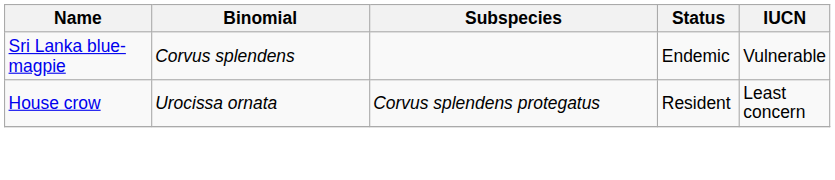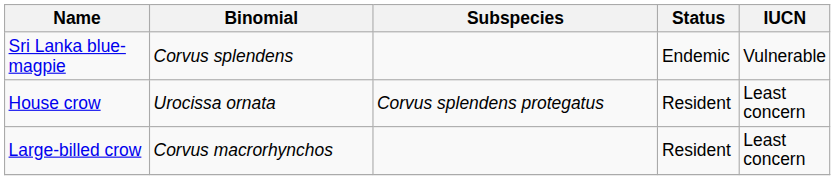+ row: (75, 150)
